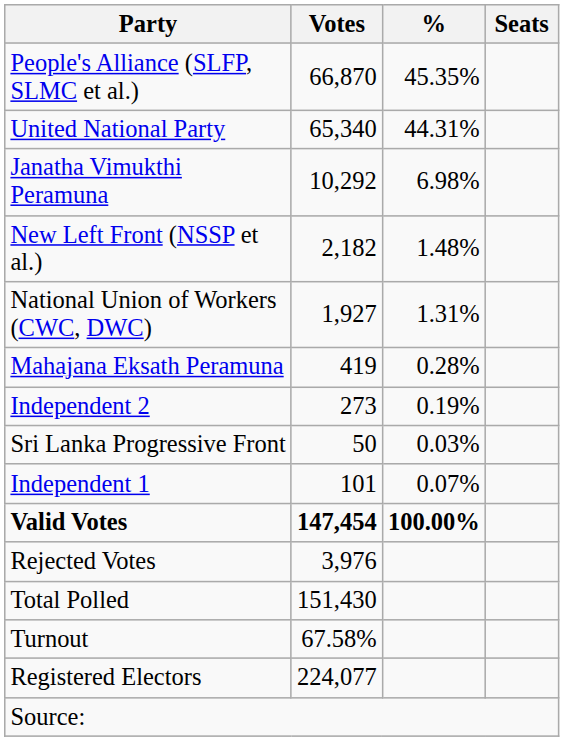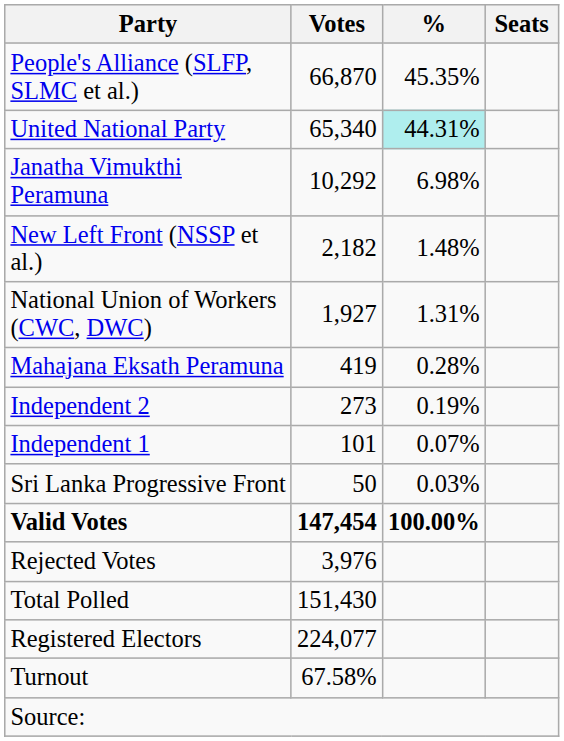(442, 129) no background -> (442, 129) paleturquoise background
rows swapped: (80, 483) <-> (148, 444)
rows swapped: (106, 677) <-> (49, 638)
